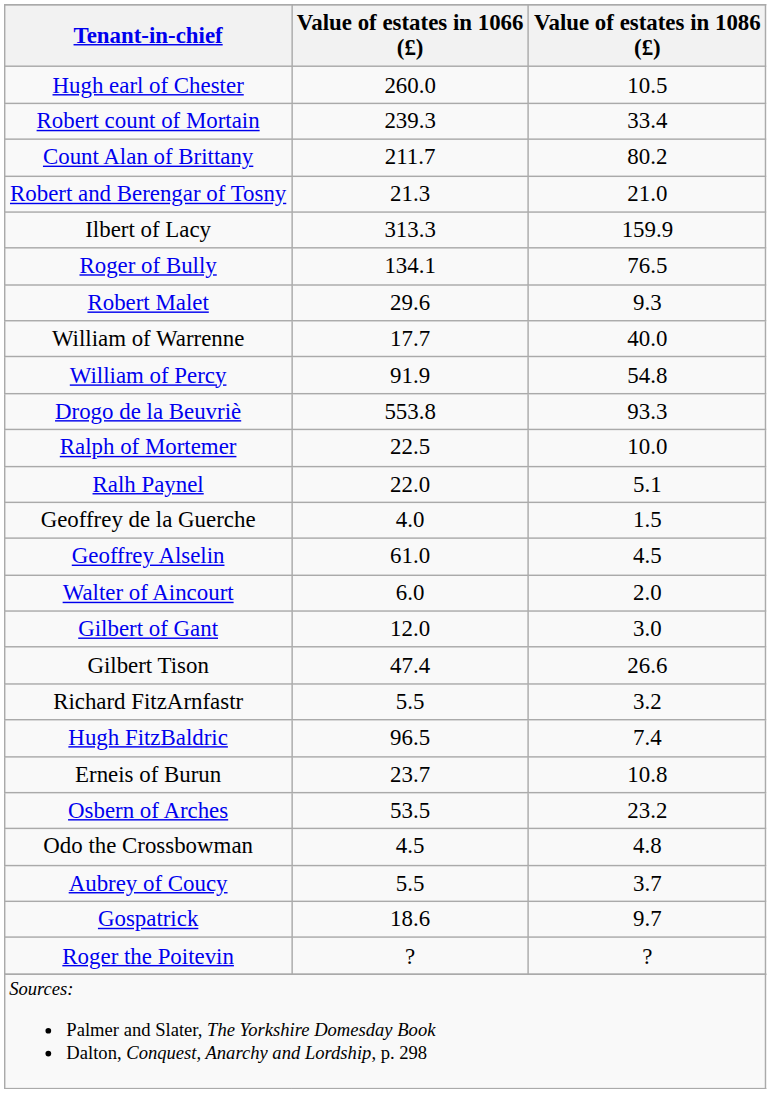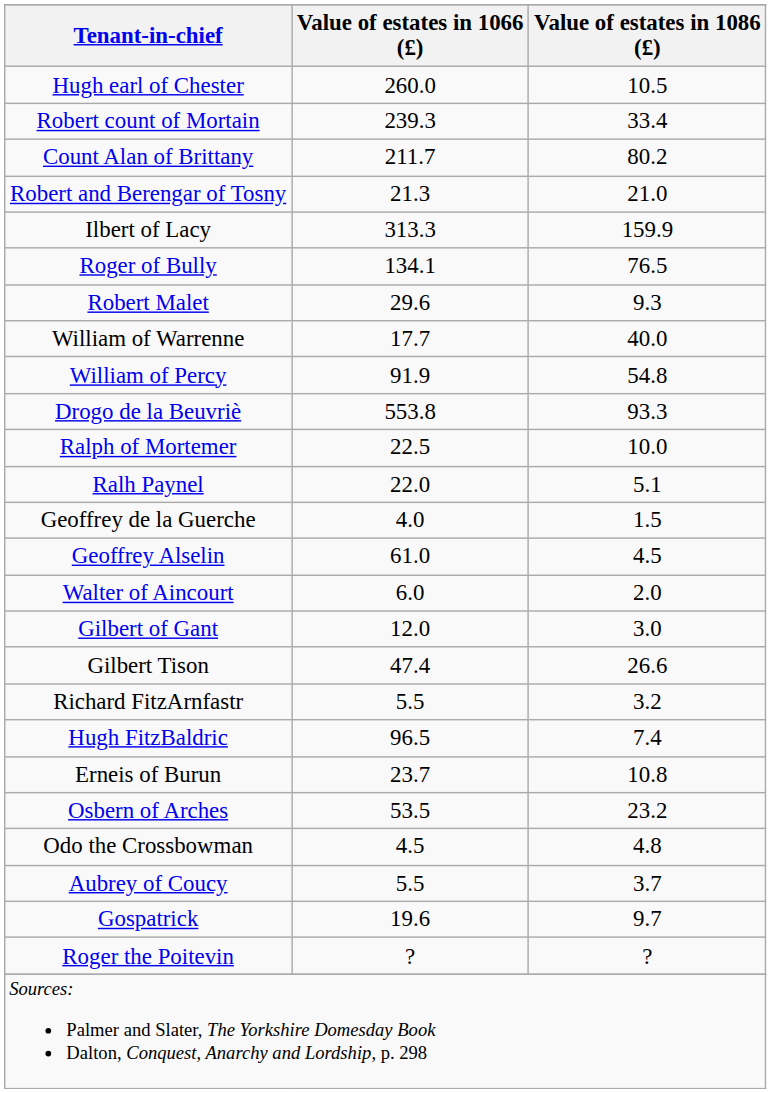(410, 919) 18.6 -> (410, 919) 19.6
